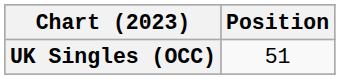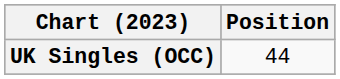(278, 57) 51 -> (278, 57) 44
